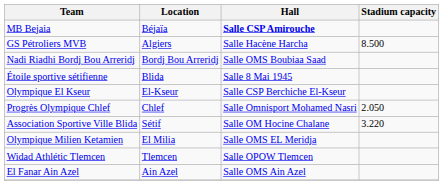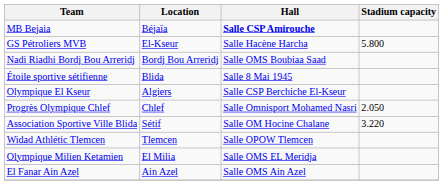(157, 44) Algiers -> (160, 44) El-Kseur
(373, 44) 8.500 -> (373, 44) 5.800
(160, 92) El-Kseur -> (157, 92) Algiers
rows swapped: (56, 156) <-> (65, 140)
